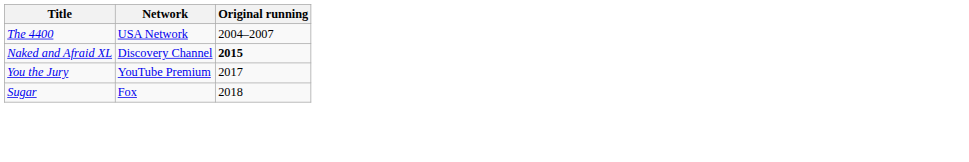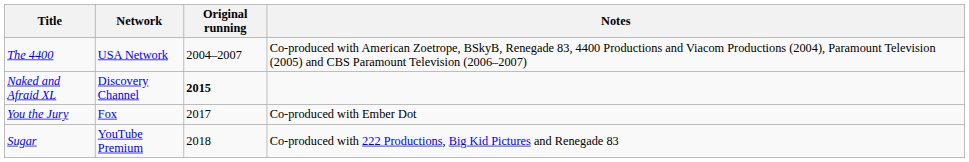+ column: (616, 21)
(164, 72) YouTube Premium -> (107, 114) Fox
(127, 92) Fox -> (120, 140) YouTube Premium
